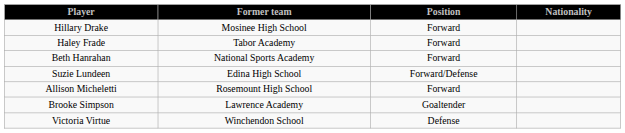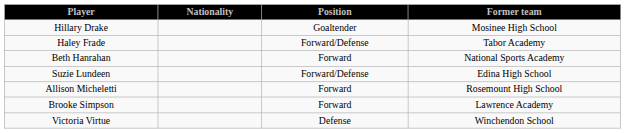columns swapped: (569, 12) <-> (264, 12)
(444, 27) Forward -> (335, 27) Goaltender
(444, 43) Forward -> (335, 43) Forward/Defense
(444, 105) Goaltender -> (335, 105) Forward
